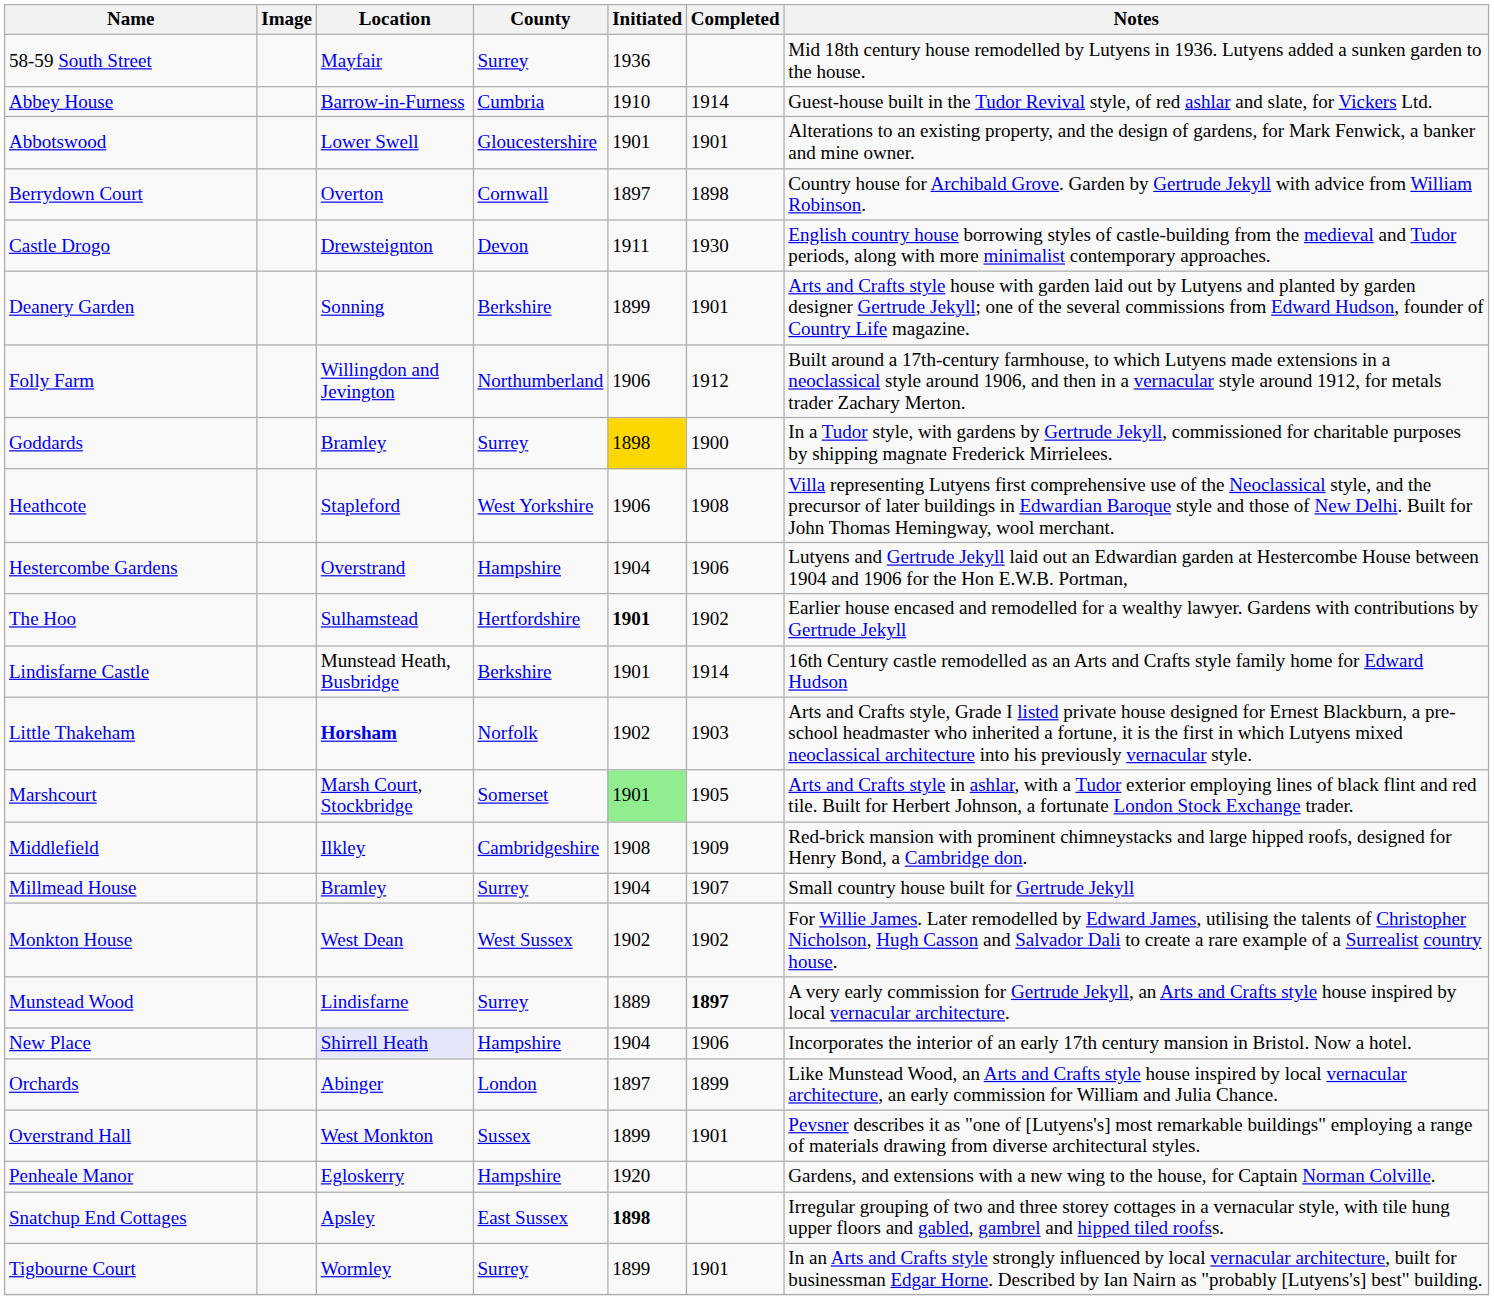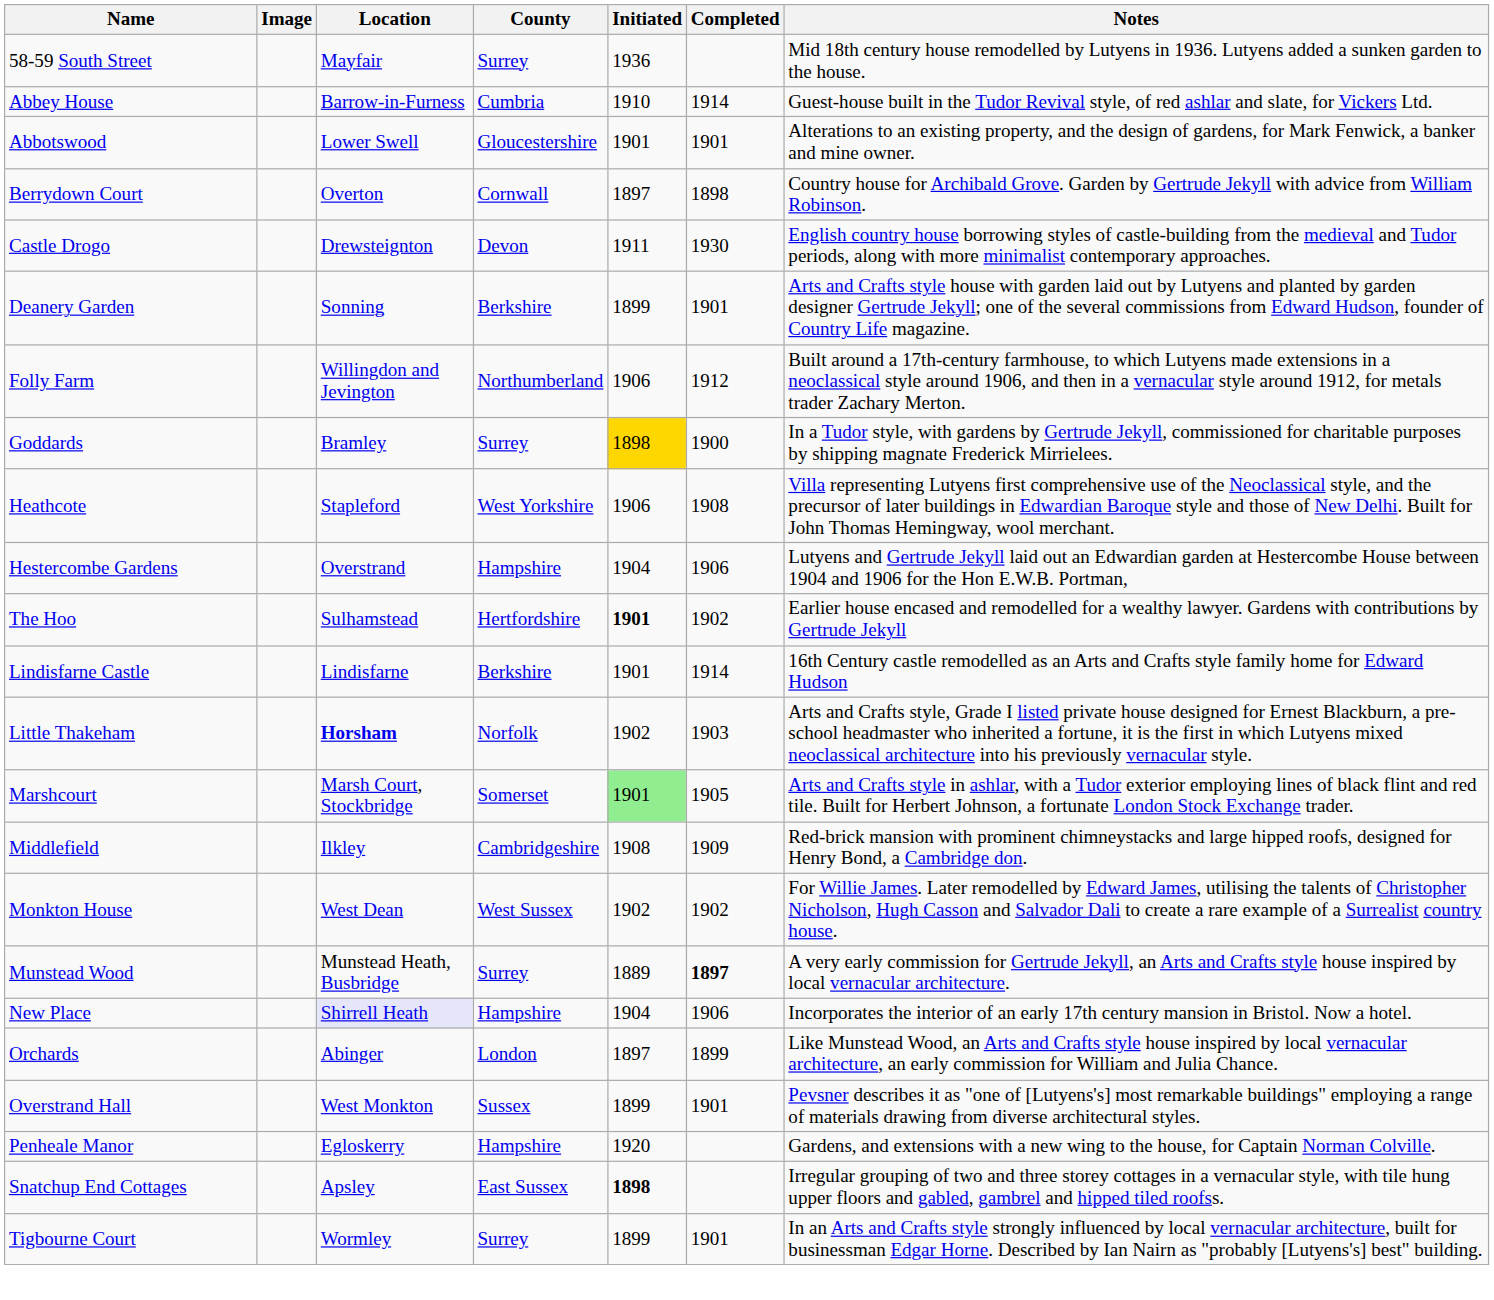(386, 671) Munstead Heath, Busbridge -> (365, 671) Lindisfarne
- row: (73, 888)
(365, 1002) Lindisfarne -> (386, 972) Munstead Heath, Busbridge
